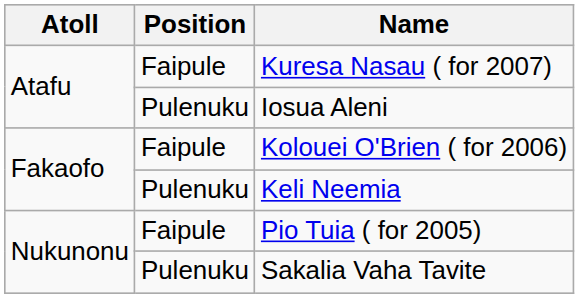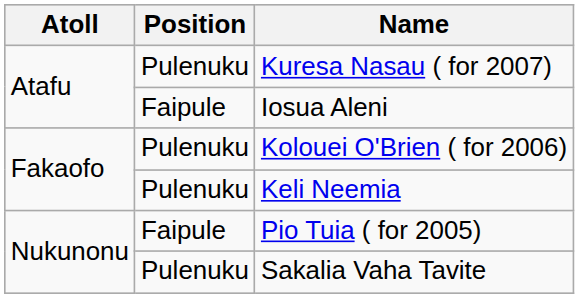(183, 66) Faipule -> (195, 66) Pulenuku
(195, 107) Pulenuku -> (183, 107) Faipule
(183, 148) Faipule -> (195, 148) Pulenuku
